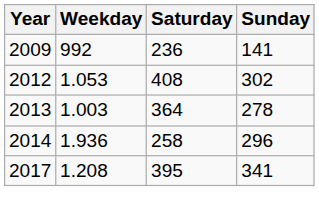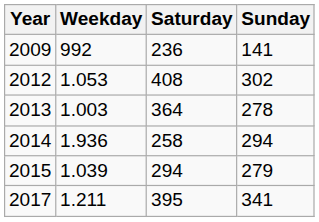(257, 140) 296 -> (257, 140) 294
+ row: (30, 170)
(84, 170) 1.208 -> (83, 200) 1.211
